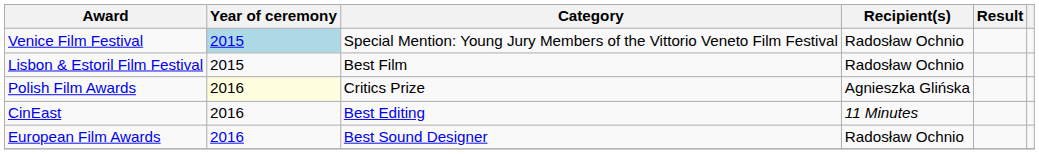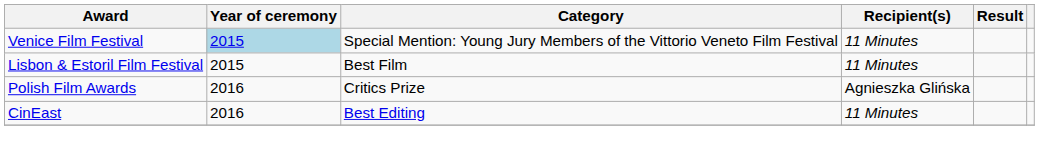(904, 40) Radosław Ochnio -> (881, 40) 11 Minutes
(904, 64) Radosław Ochnio -> (881, 64) 11 Minutes
(227, 88) lightyellow background -> (227, 88) no background
- row: (84, 137)
